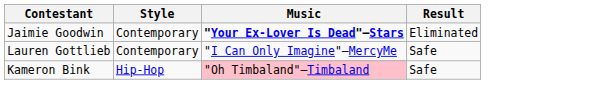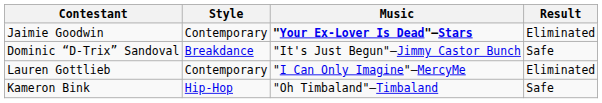+ row: (93, 51)
(423, 51) Safe -> (561, 70) Eliminated
(287, 70) pink background -> (356, 88) no background
